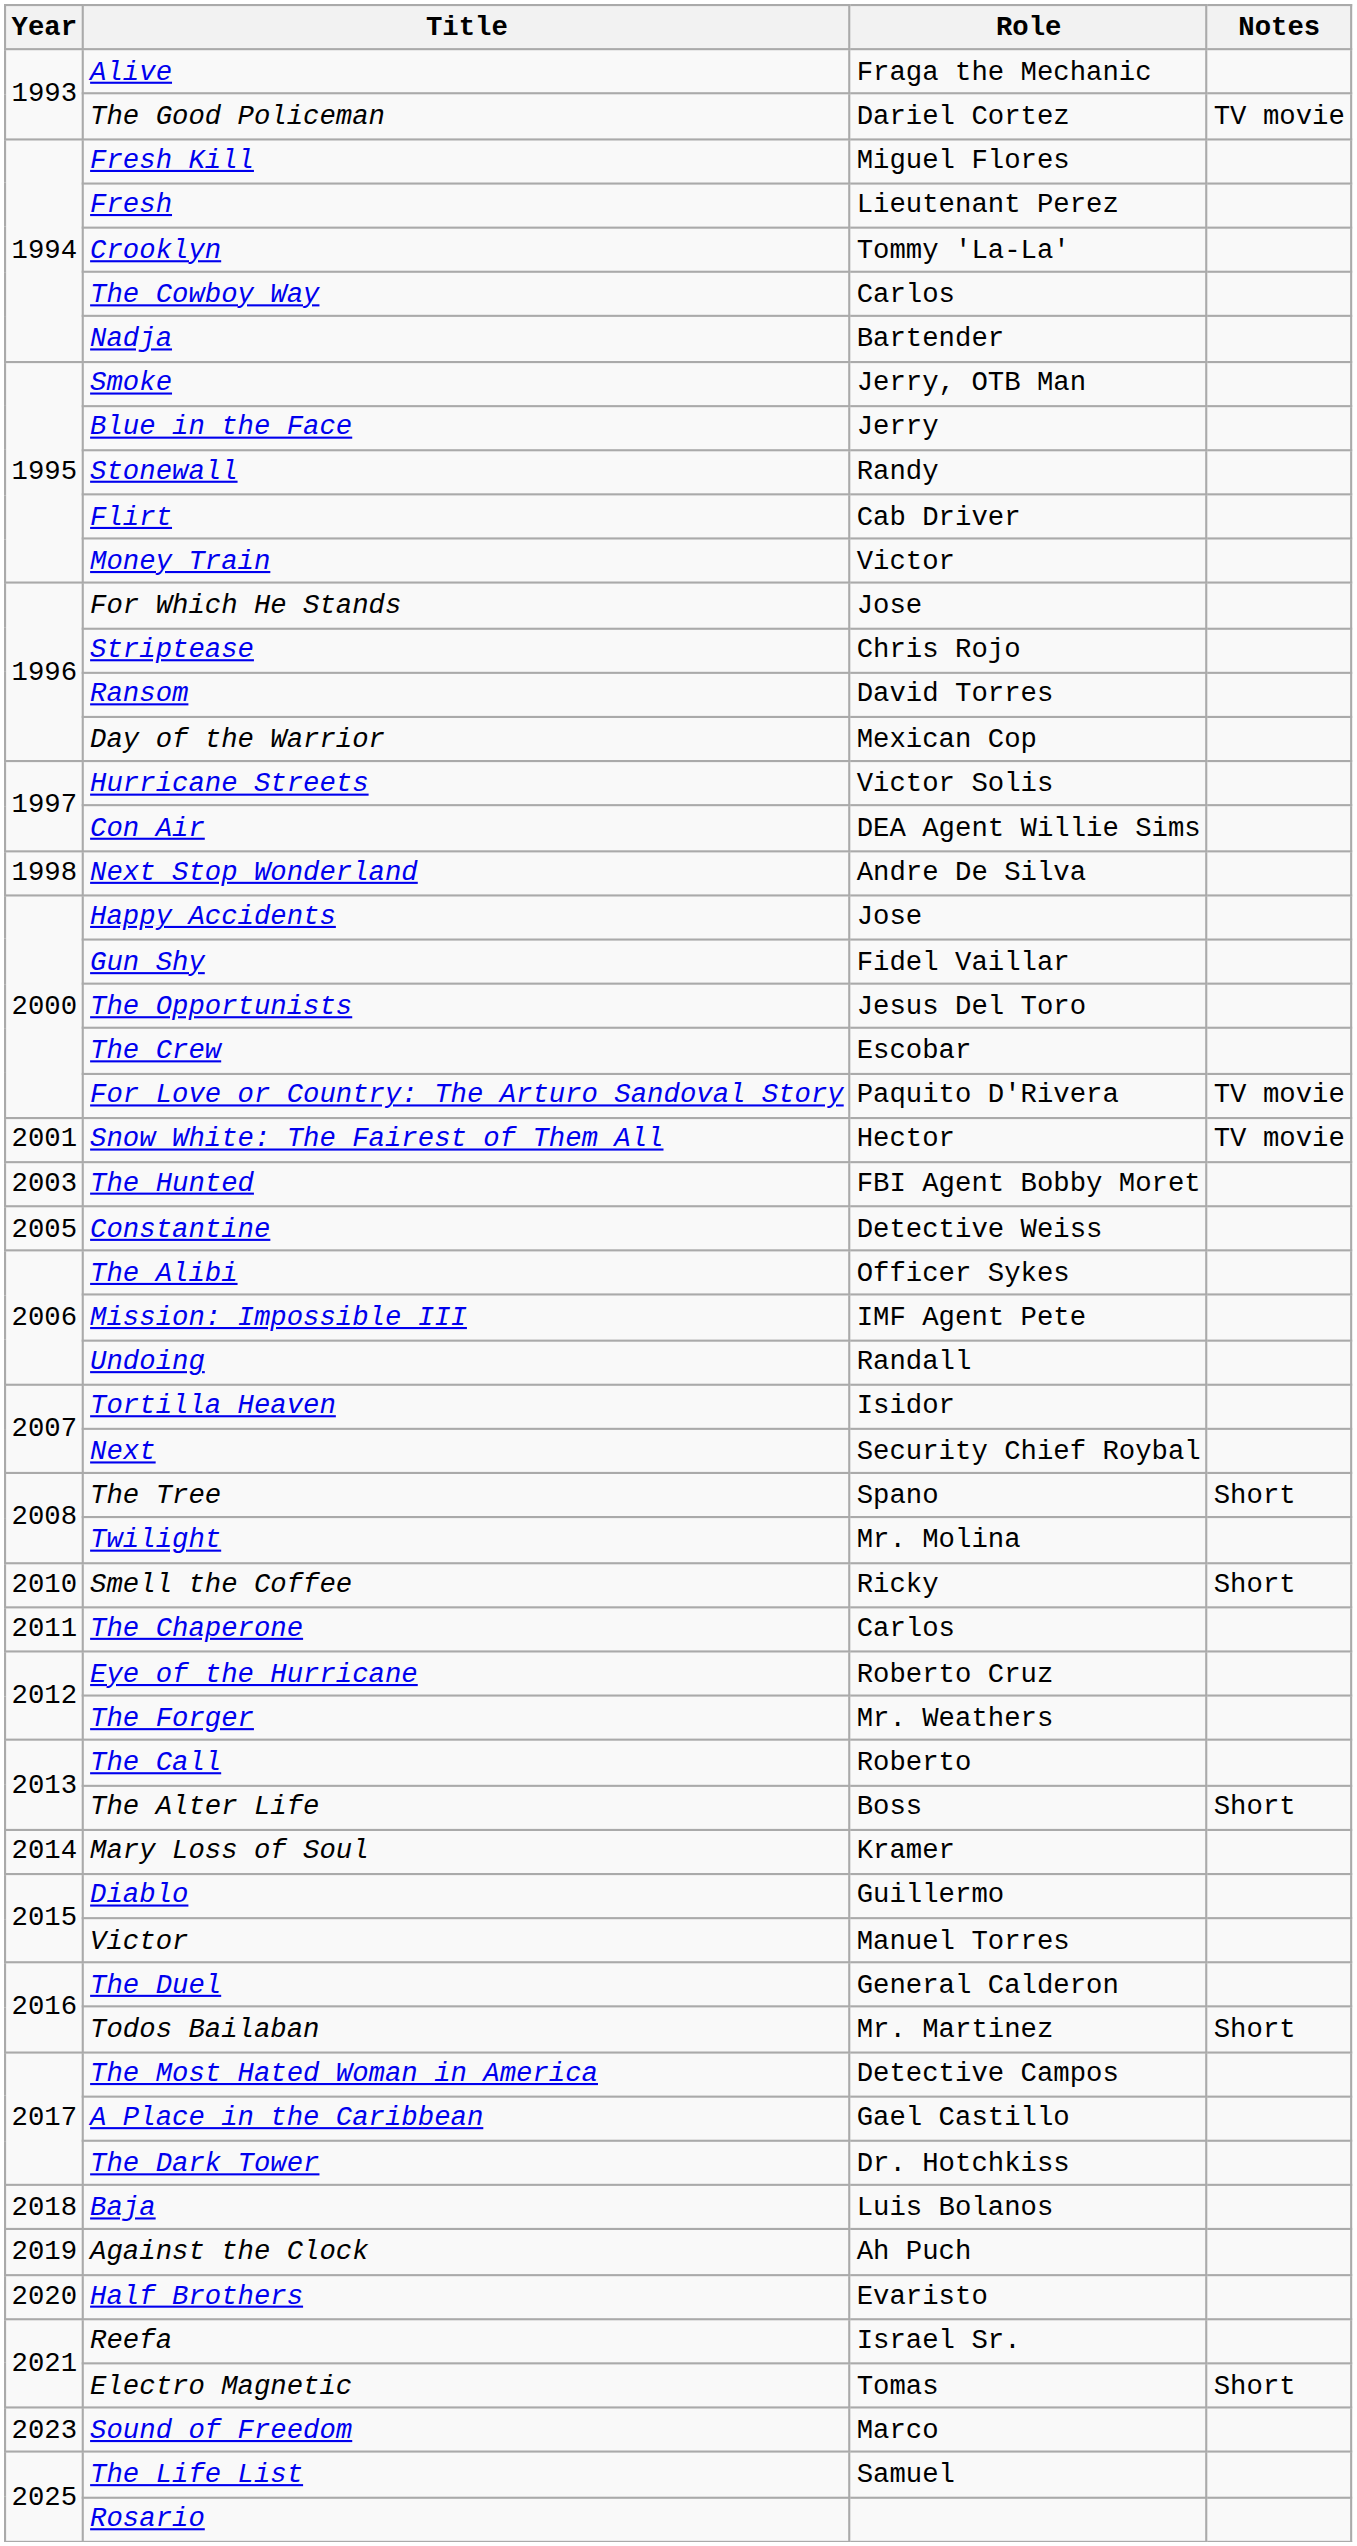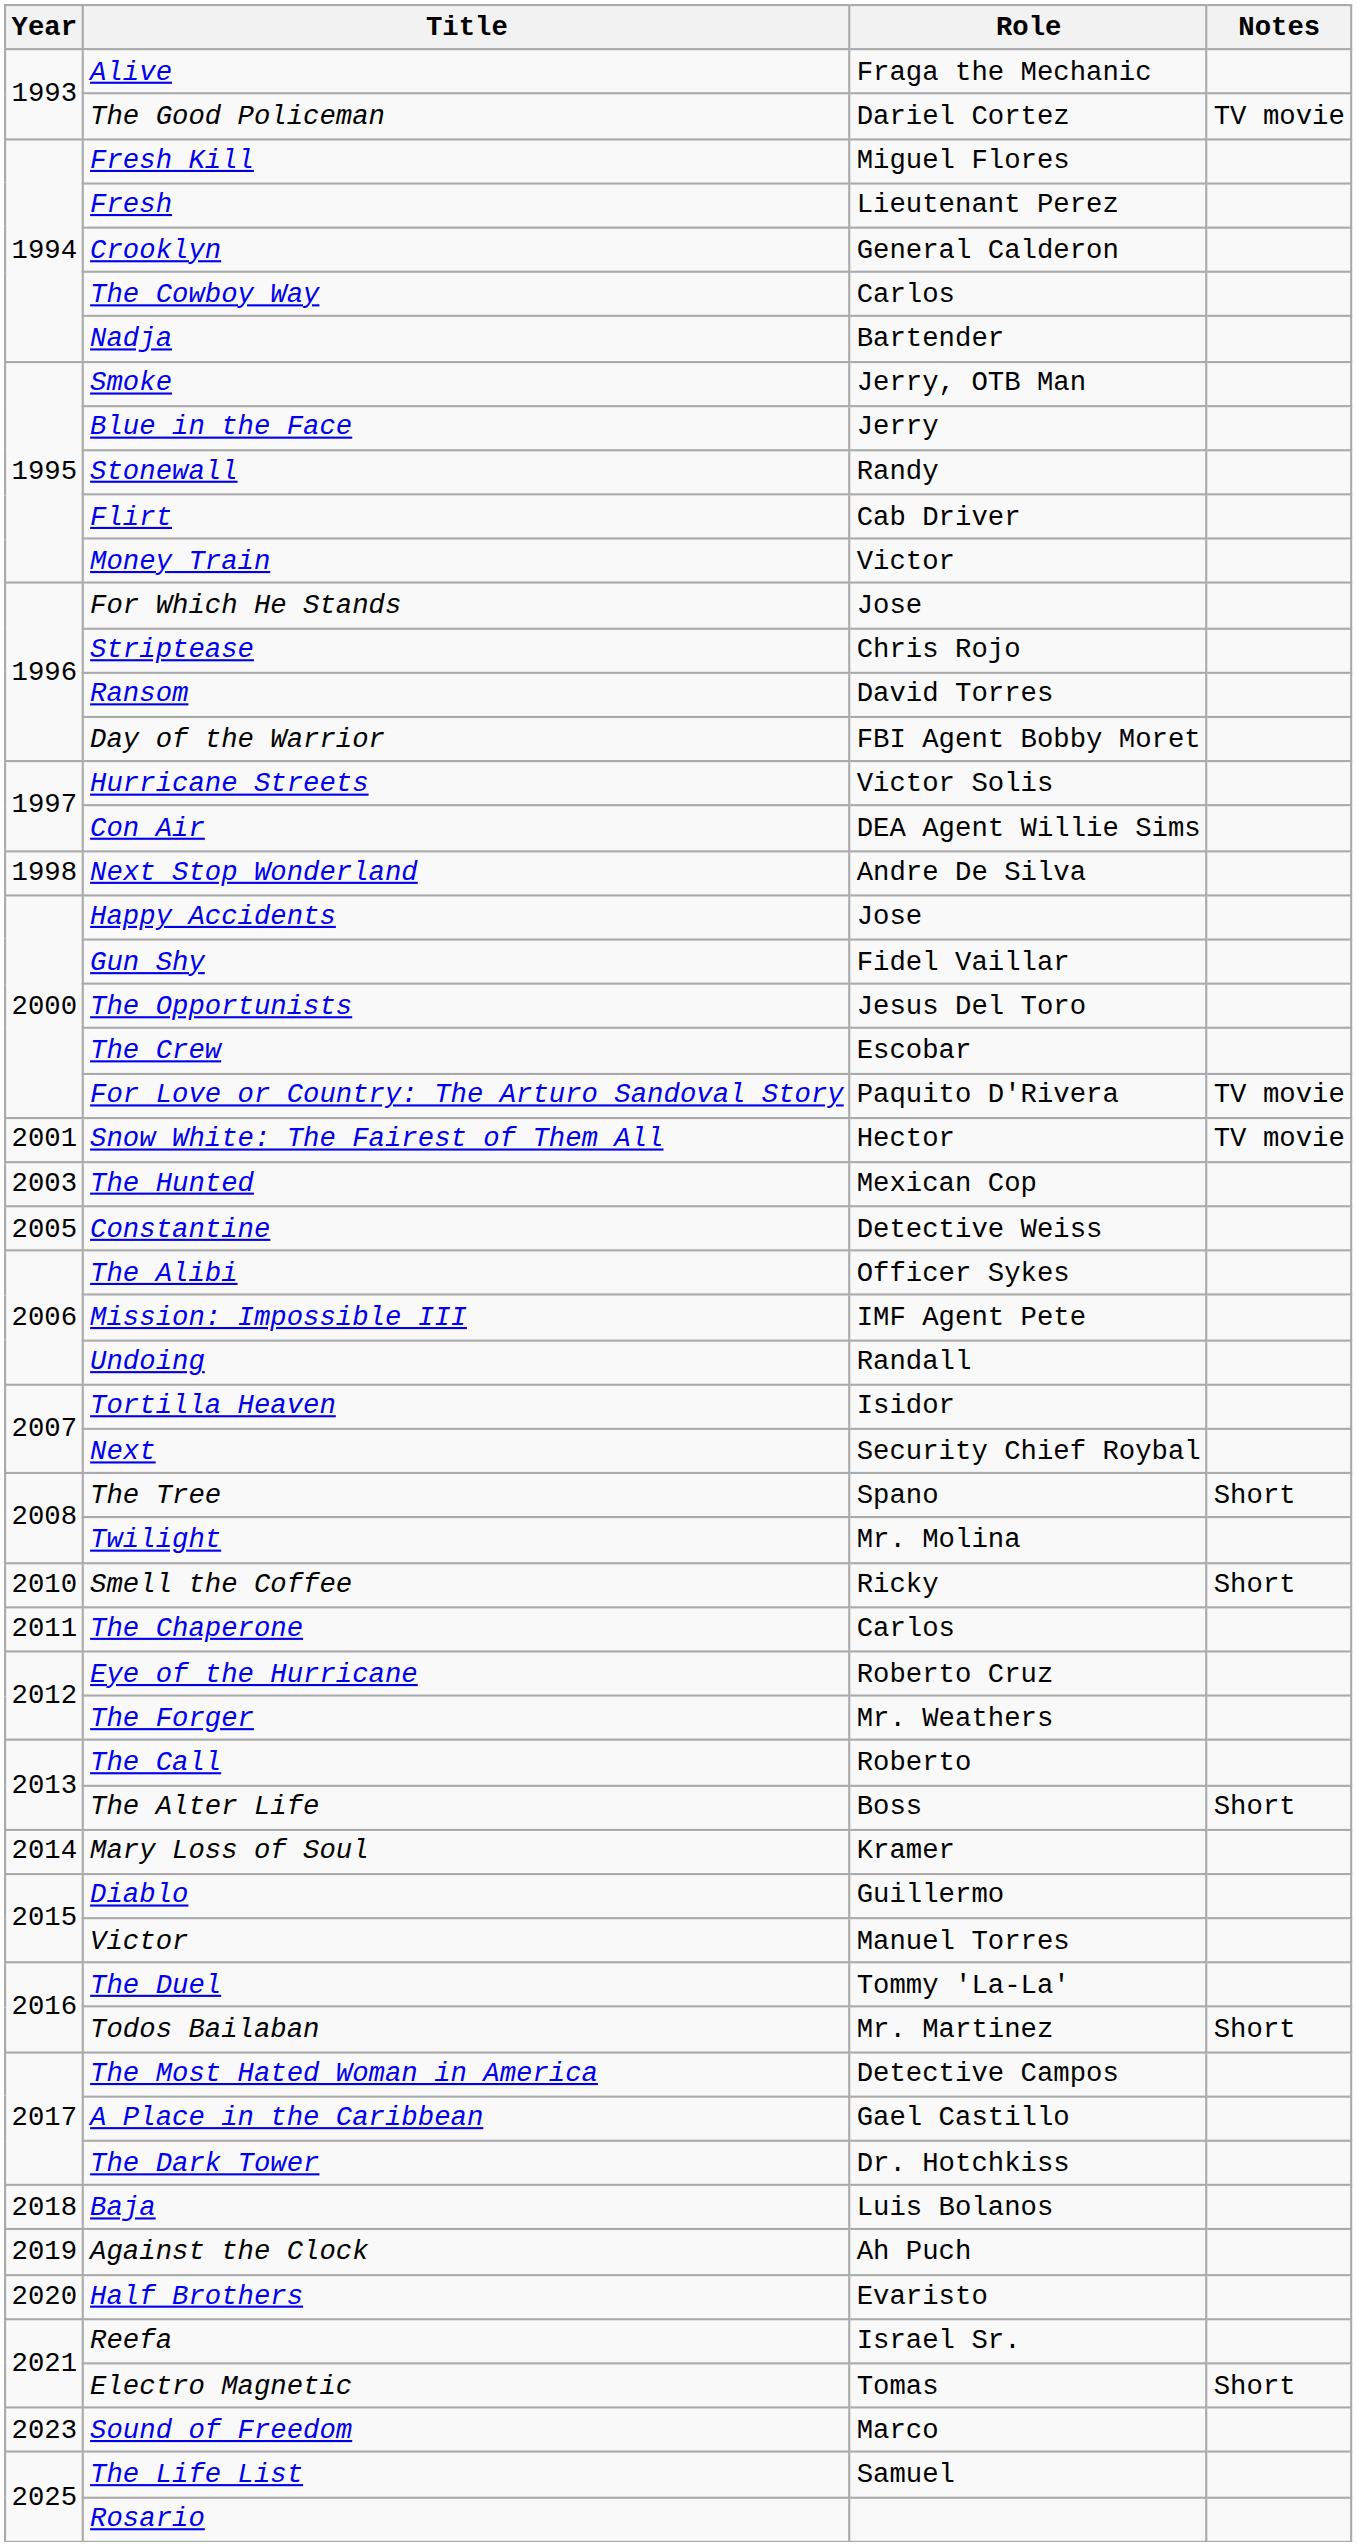(963, 250) Tommy 'La-La' -> (988, 250) General Calderon
(947, 739) Mexican Cop -> (1029, 739) FBI Agent Bobby Moret
(1029, 1184) FBI Agent Bobby Moret -> (947, 1184) Mexican Cop
(988, 1985) General Calderon -> (963, 1985) Tommy 'La-La'
